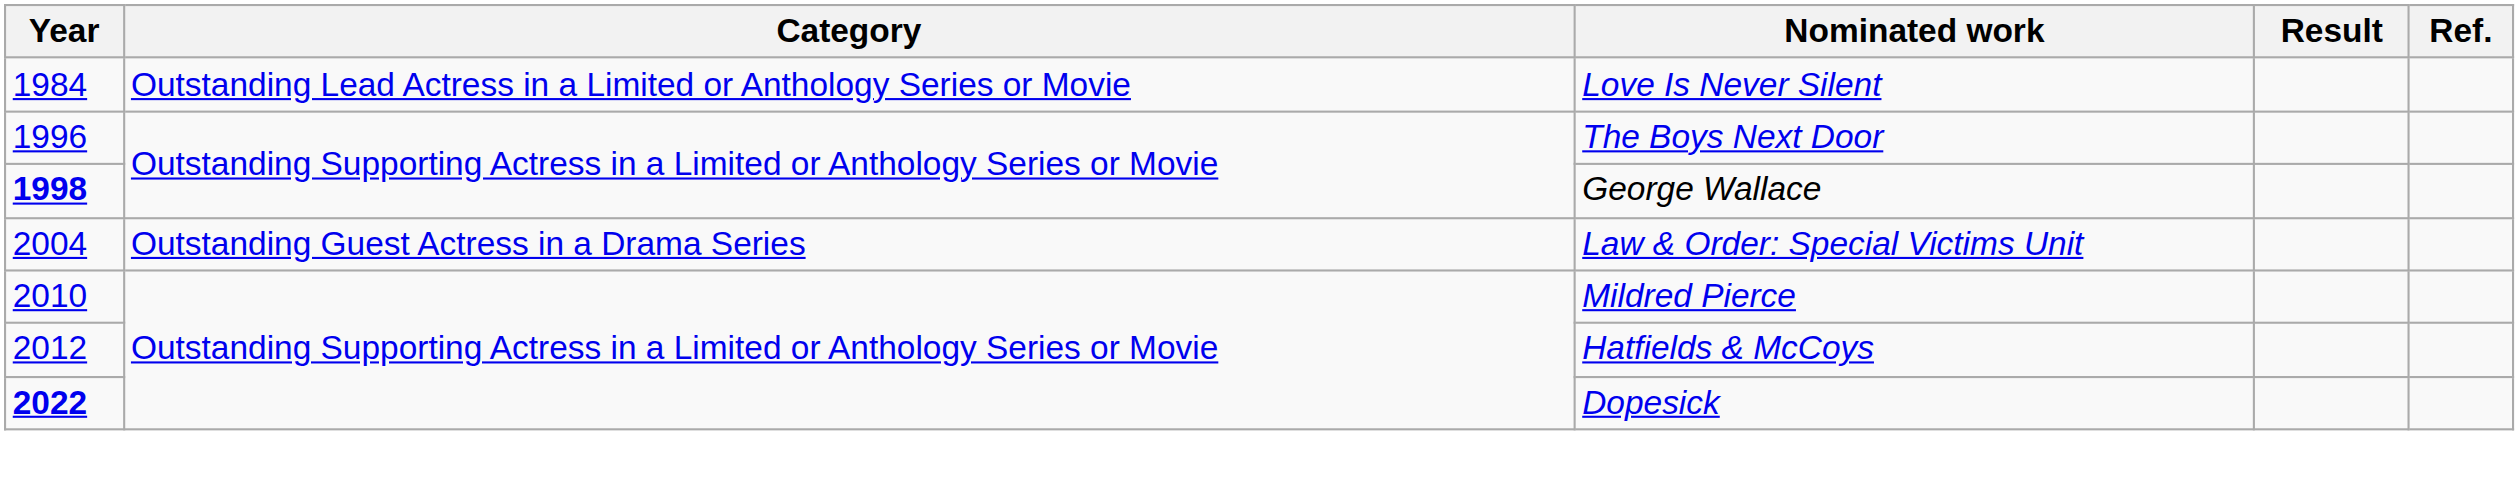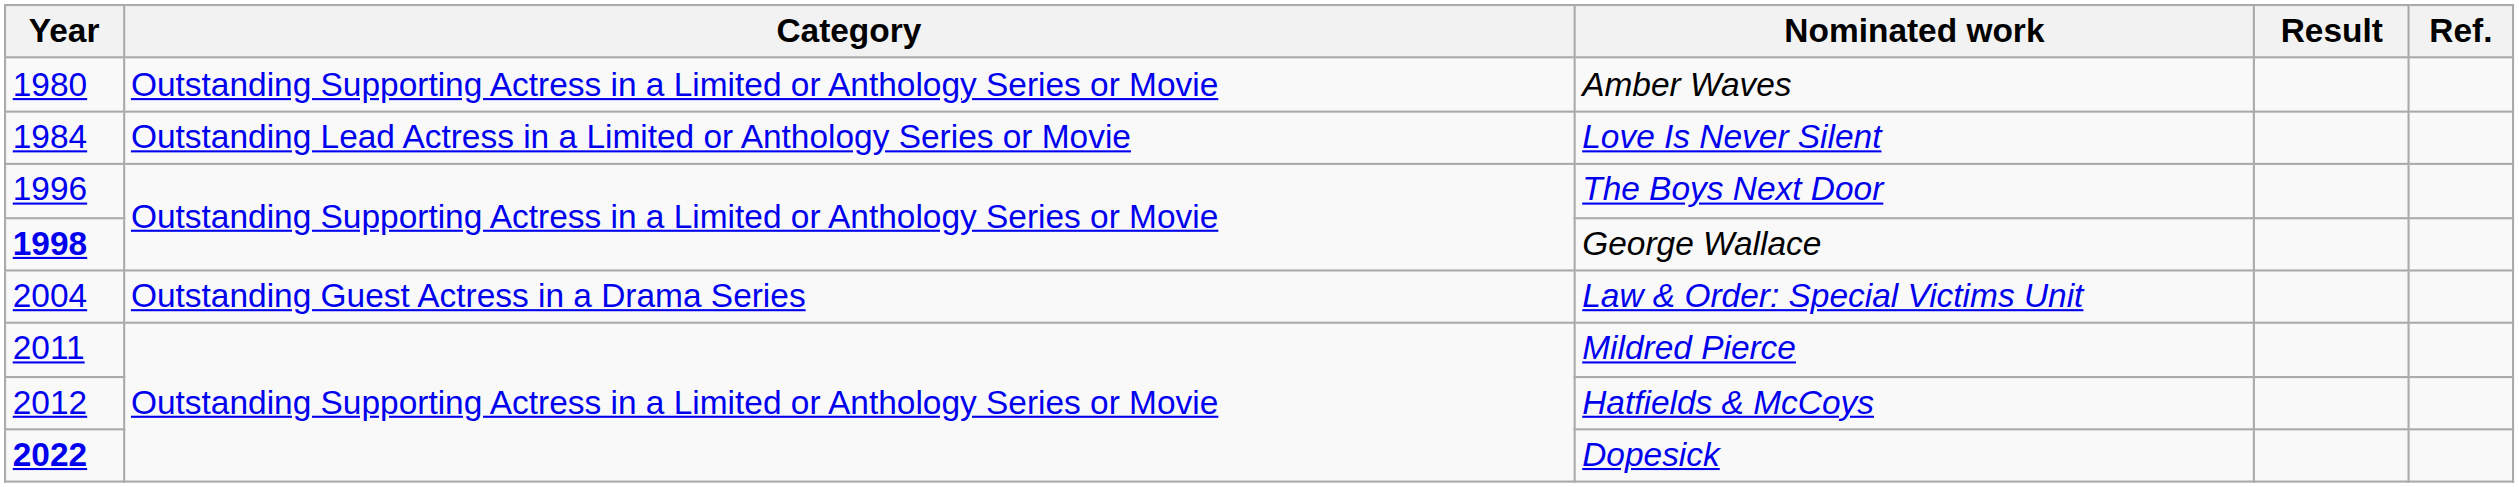+ row: (1687, 84)
(50, 296) 2010 -> (49, 349) 2011
